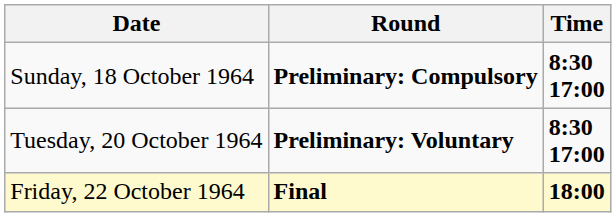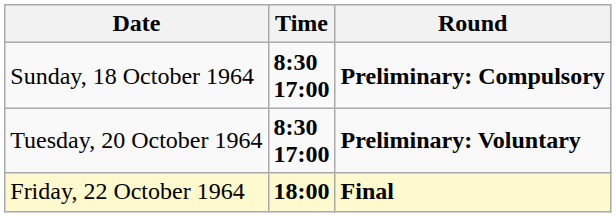columns swapped: (577, 23) <-> (406, 23)
